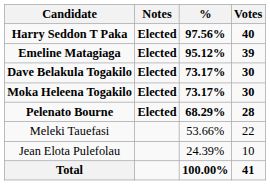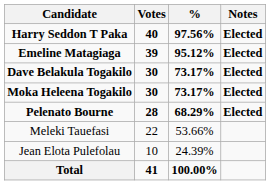columns swapped: (248, 14) <-> (157, 14)
